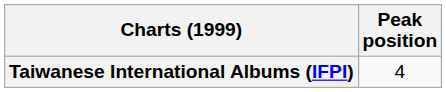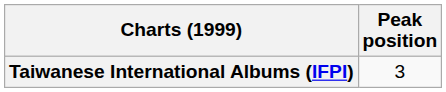(400, 71) 4 -> (400, 71) 3
